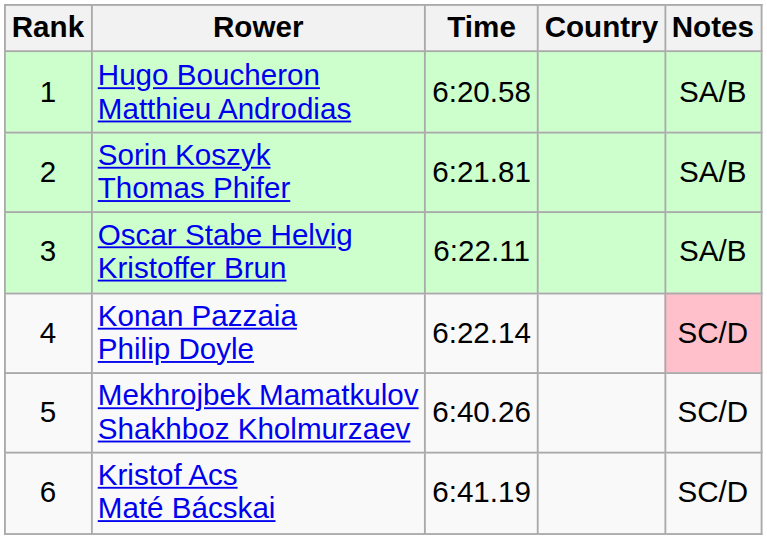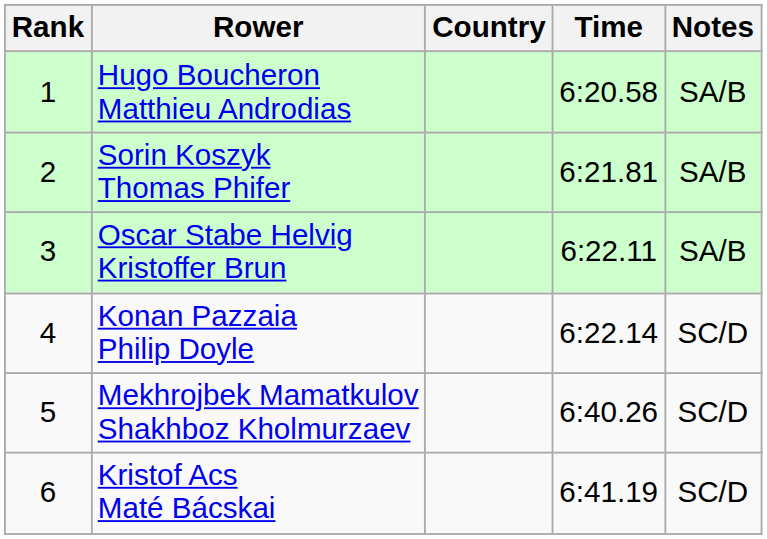columns swapped: (601, 27) <-> (482, 27)
(713, 332) pink background -> (713, 332) no background
